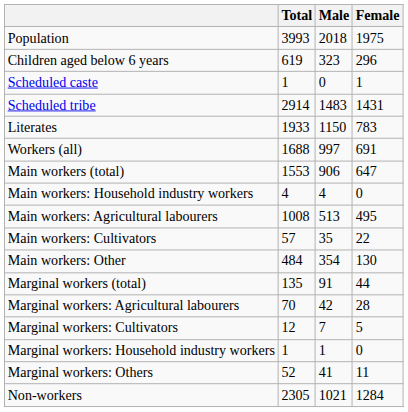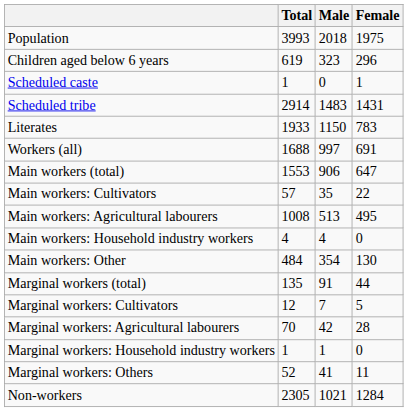rows swapped: (82, 238) <-> (130, 194)
rows swapped: (93, 328) <-> (123, 305)
